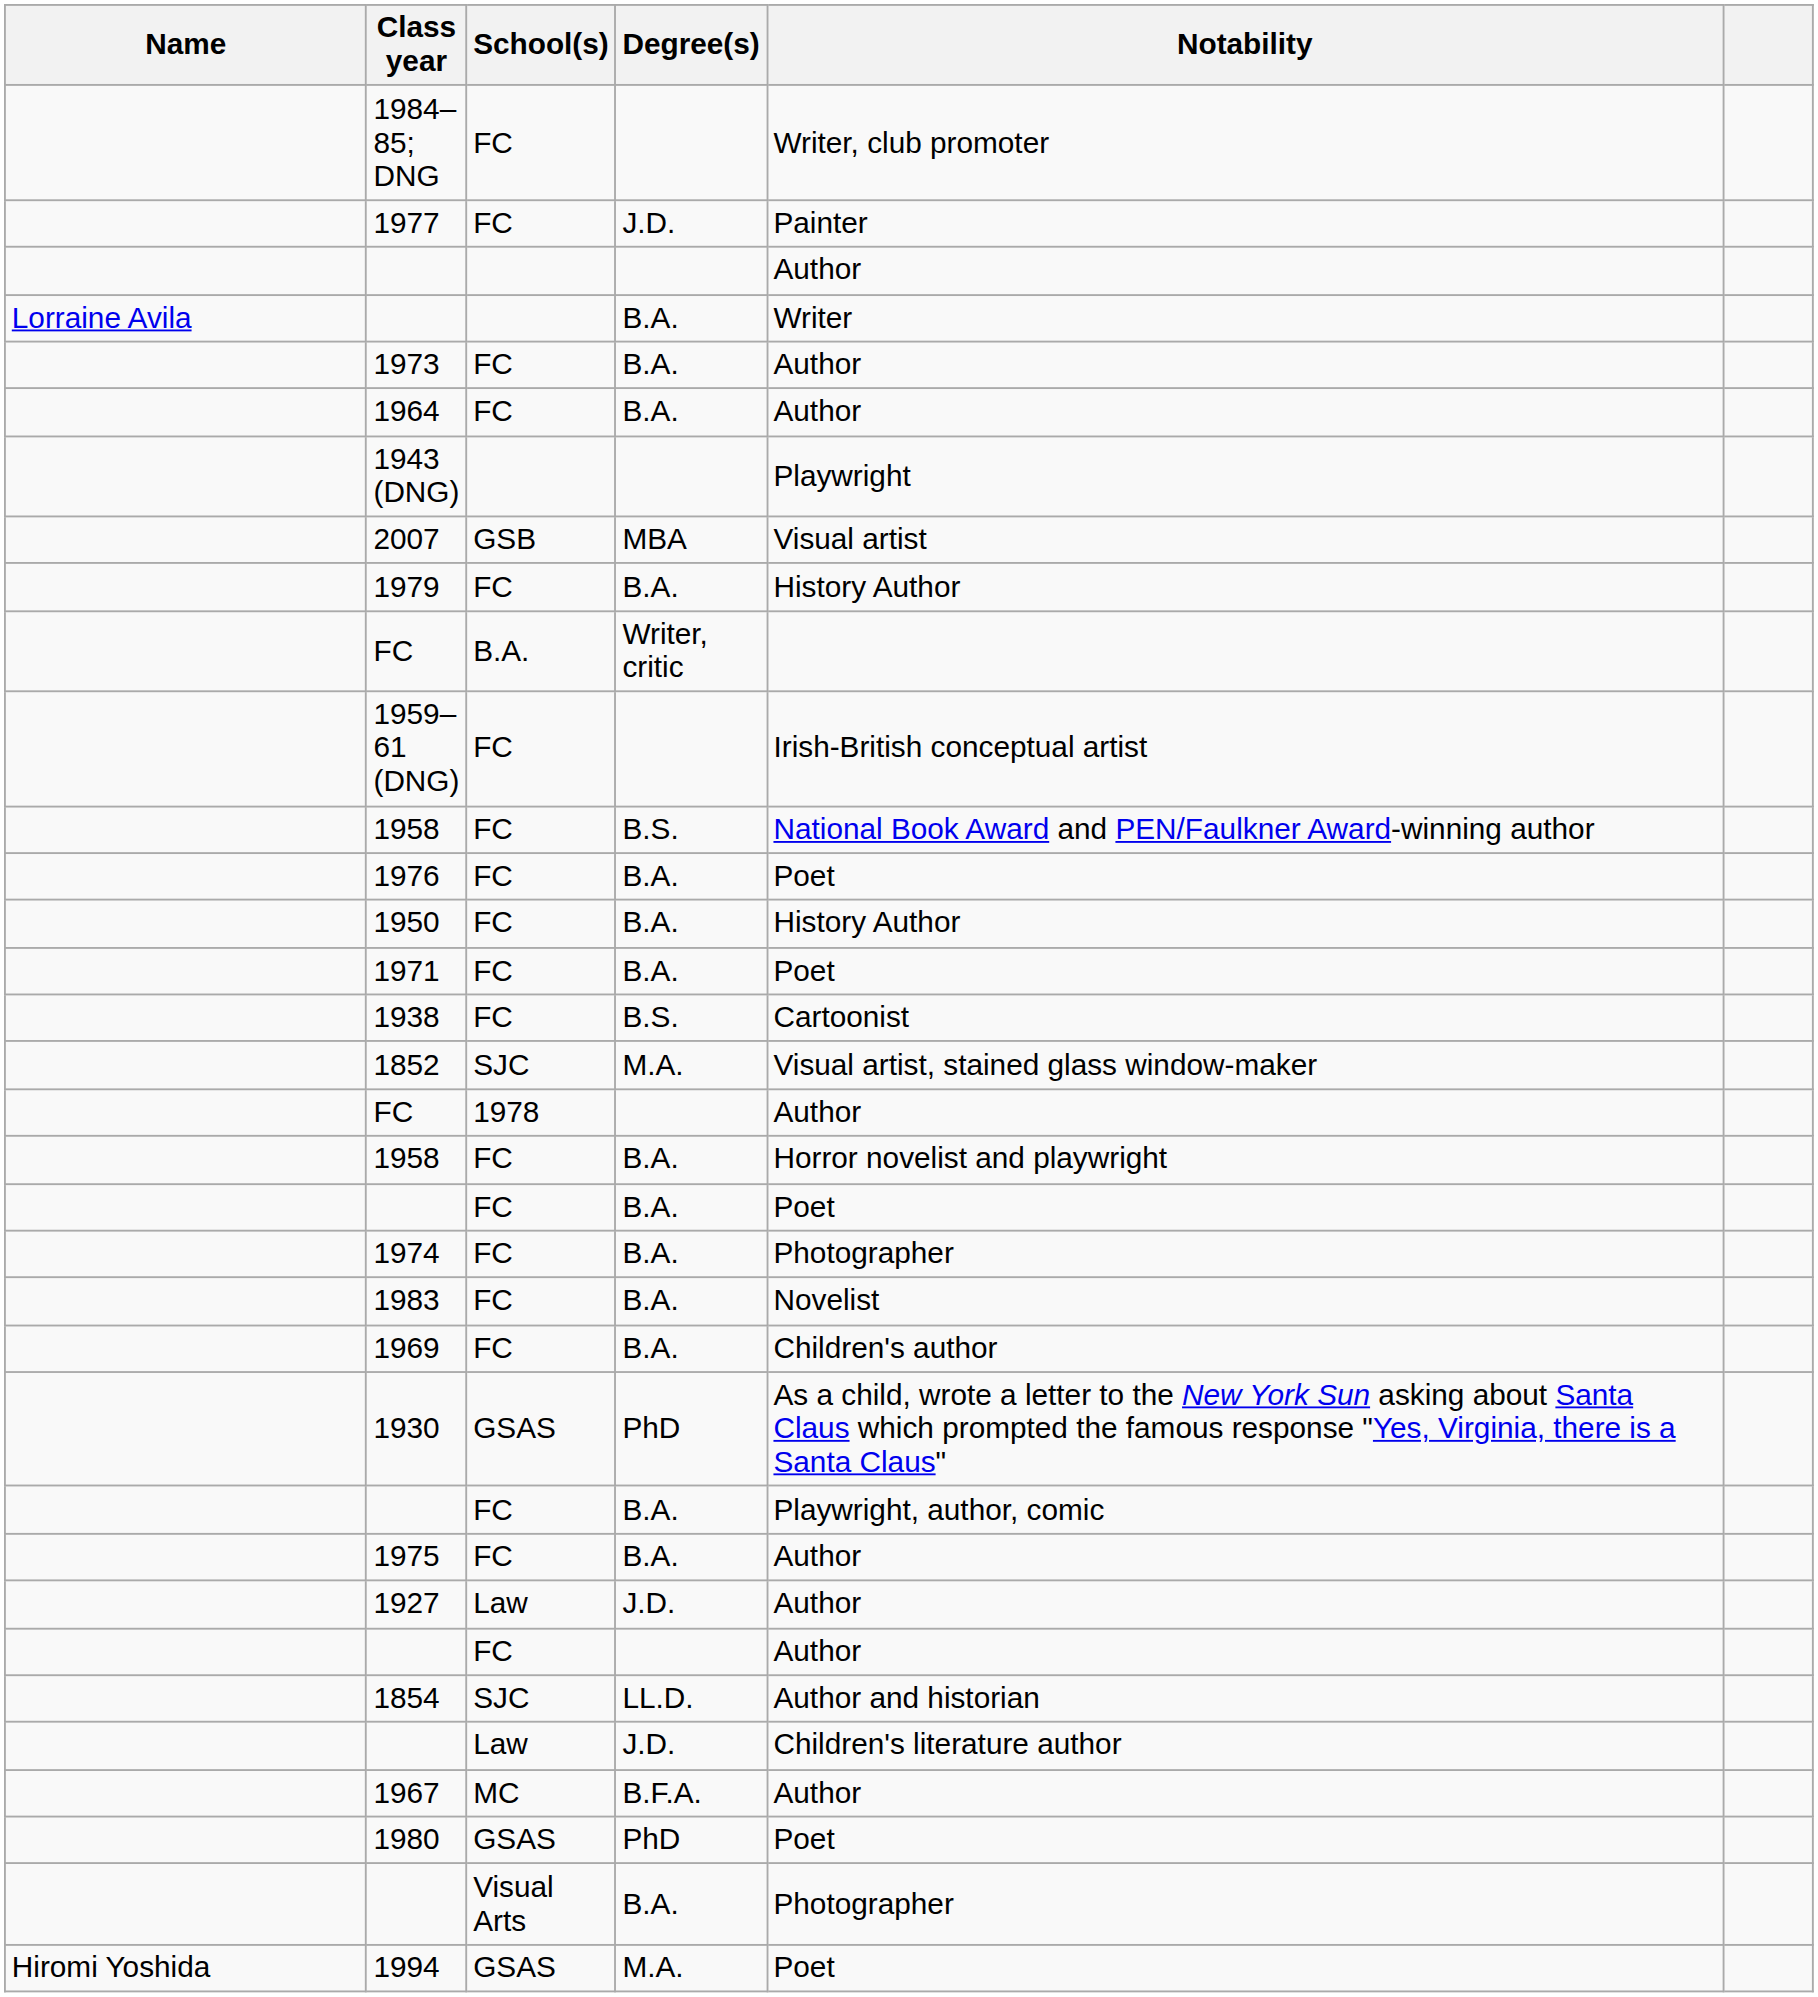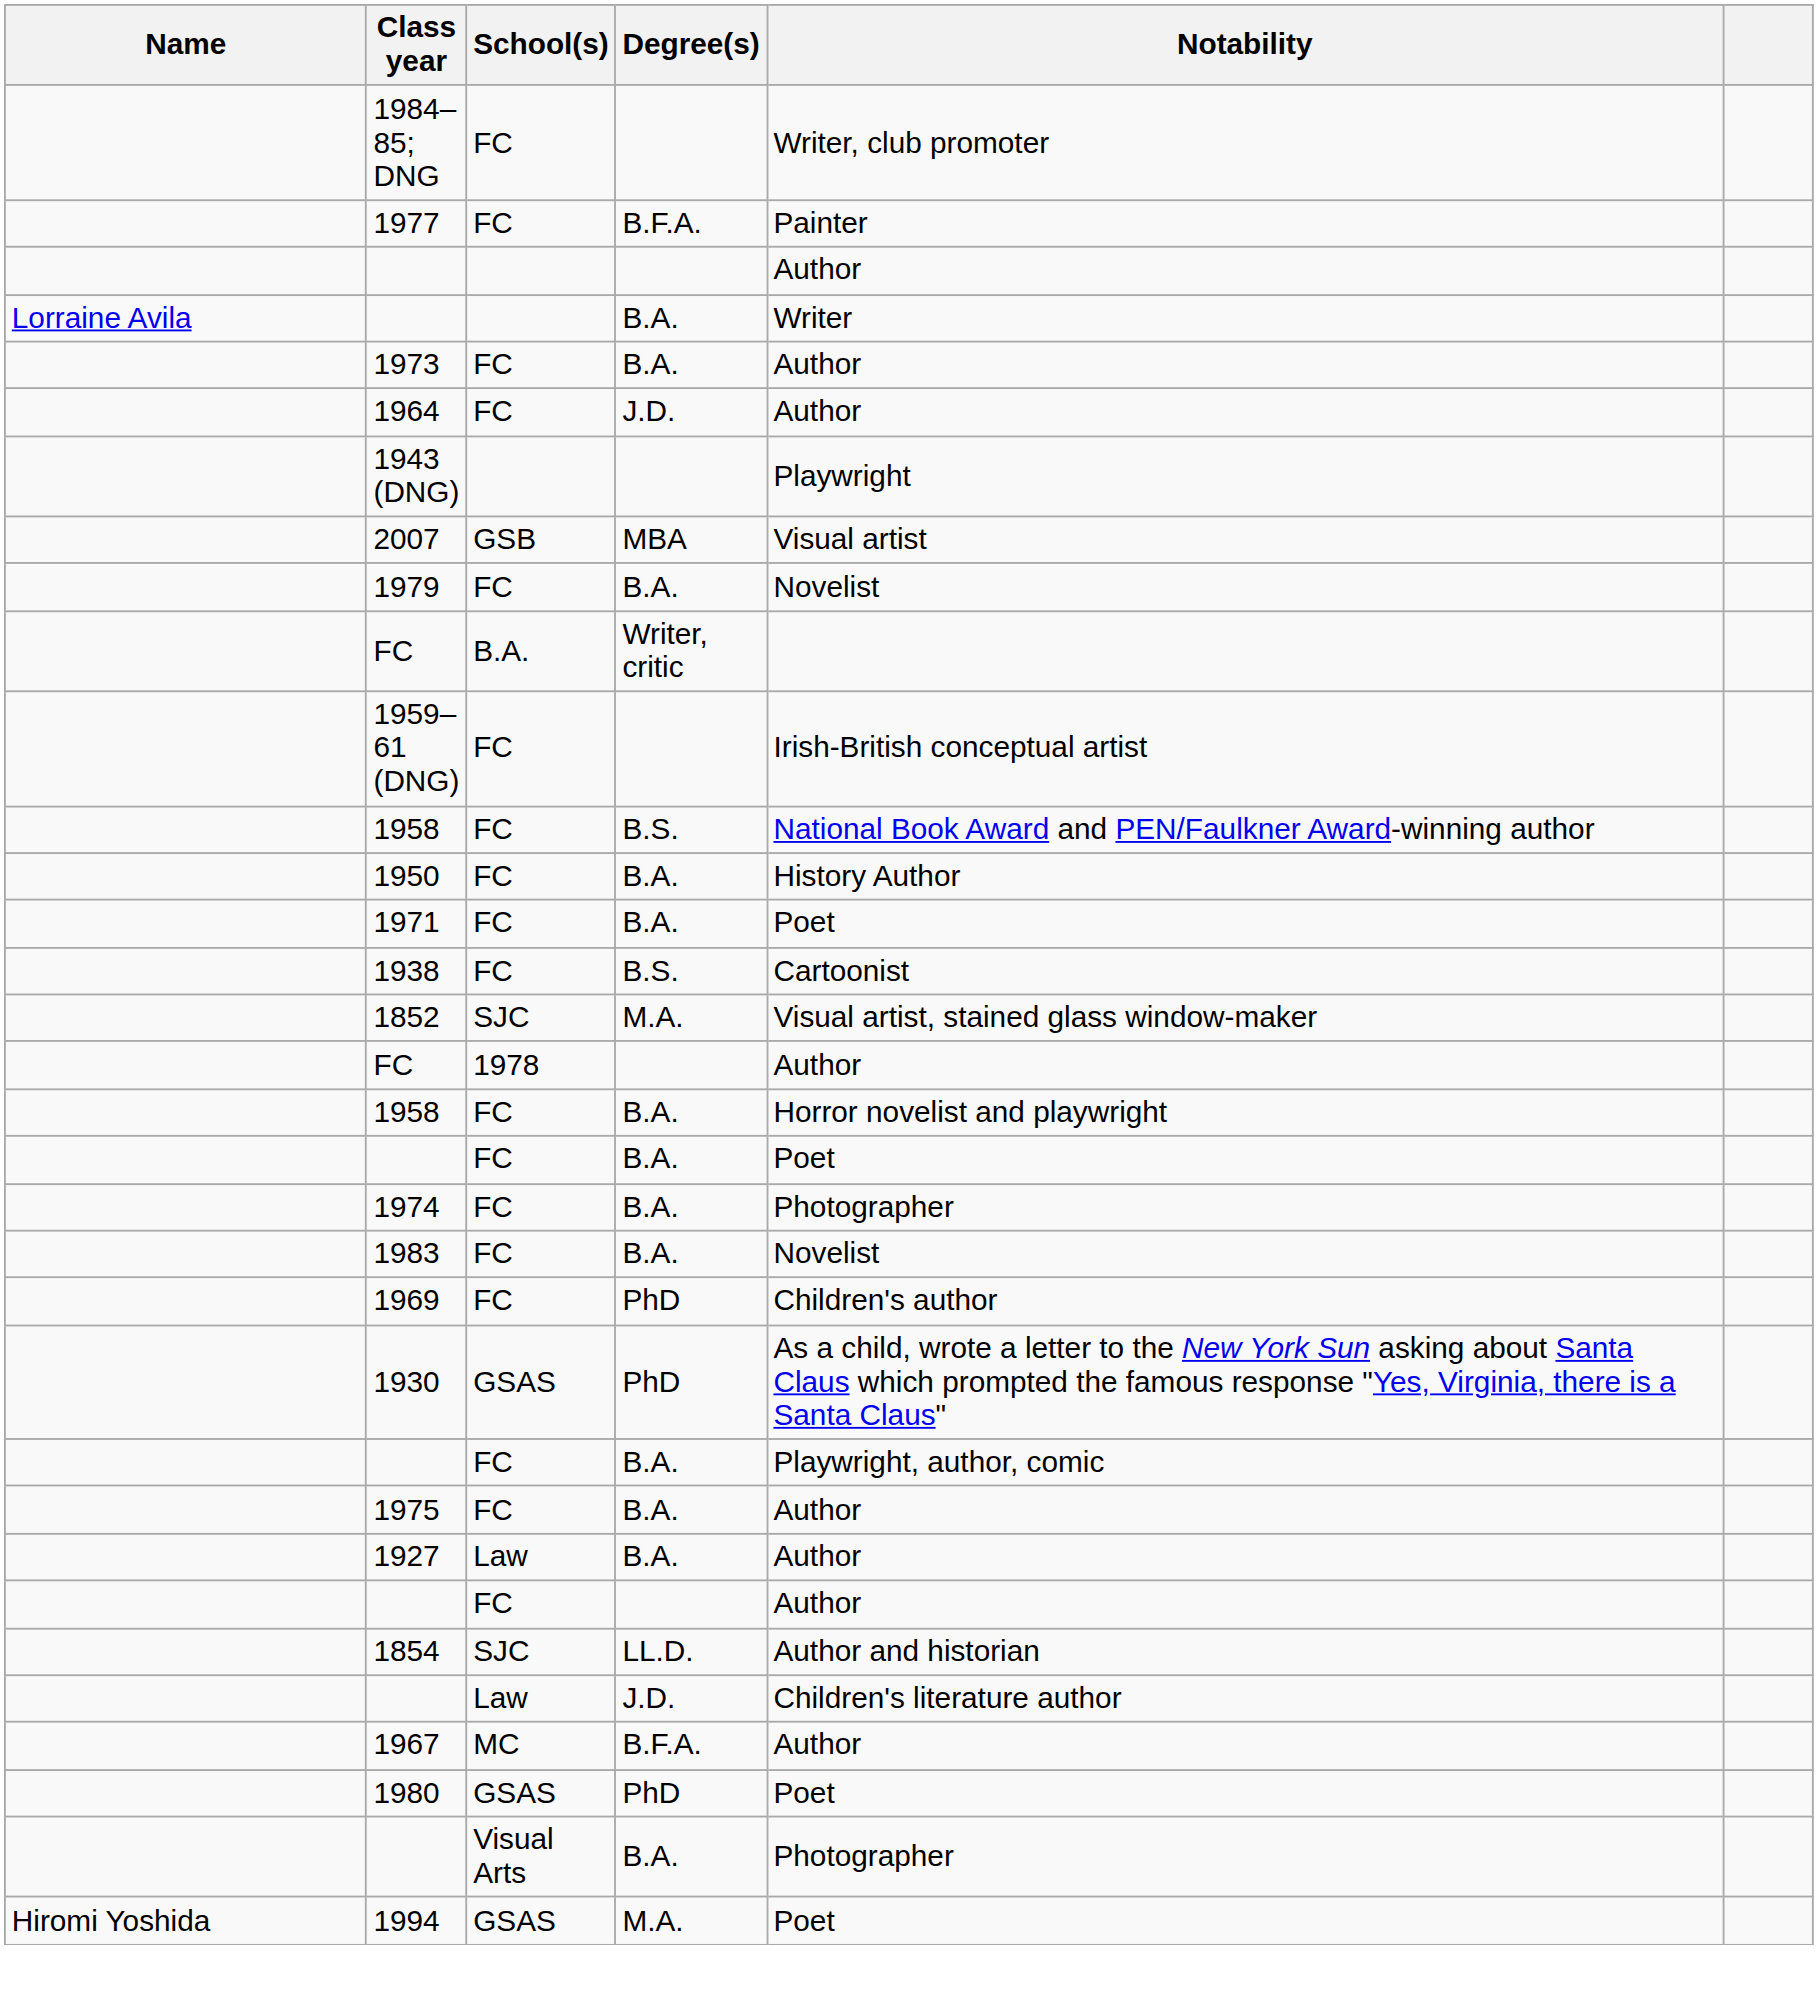(649, 222) J.D. -> (662, 222) B.F.A.
(651, 411) B.A. -> (649, 411) J.D.
(867, 586) History Author -> (826, 586) Novelist
- row: (407, 876)
(651, 1348) B.A. -> (651, 1300) PhD
(649, 1603) J.D. -> (651, 1556) B.A.
